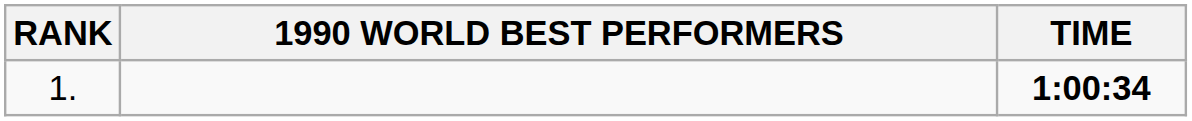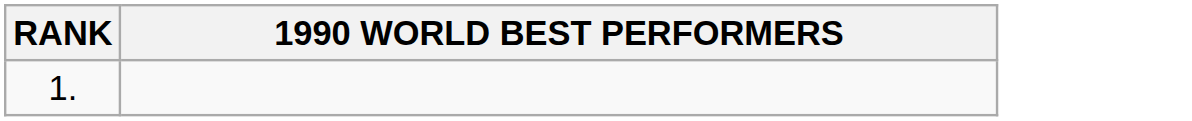- column: (1091, 33)
